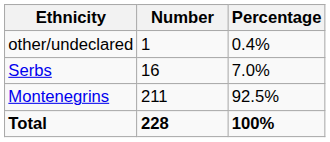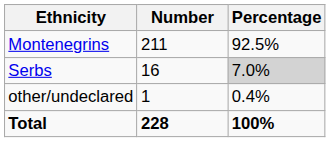rows swapped: (59, 96) <-> (71, 44)
(251, 70) no background -> (251, 70) lightgrey background
